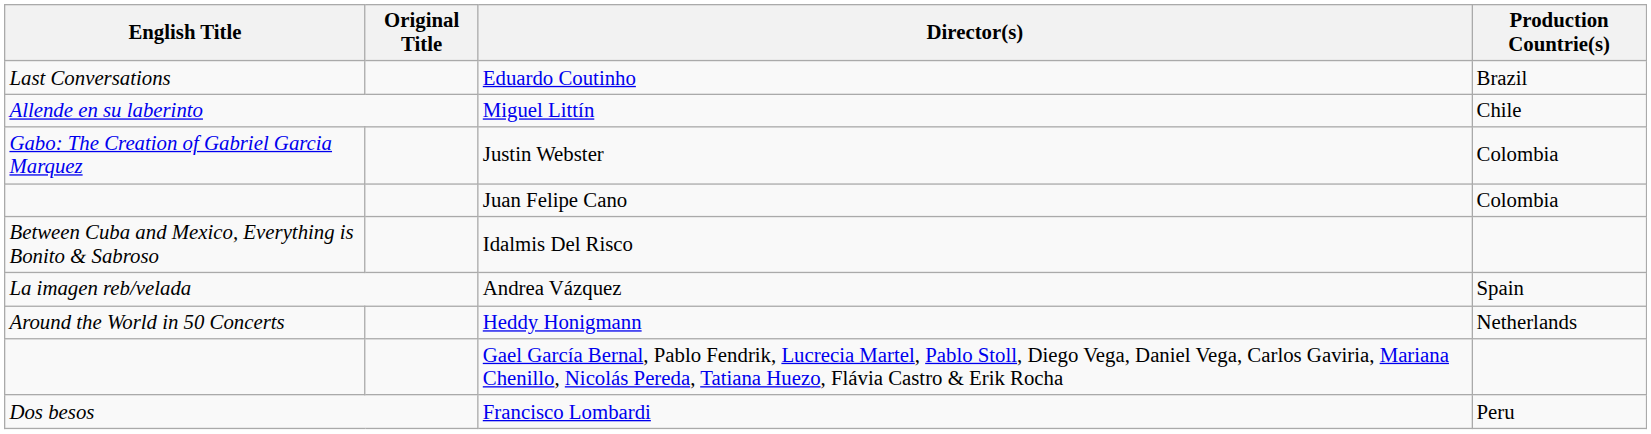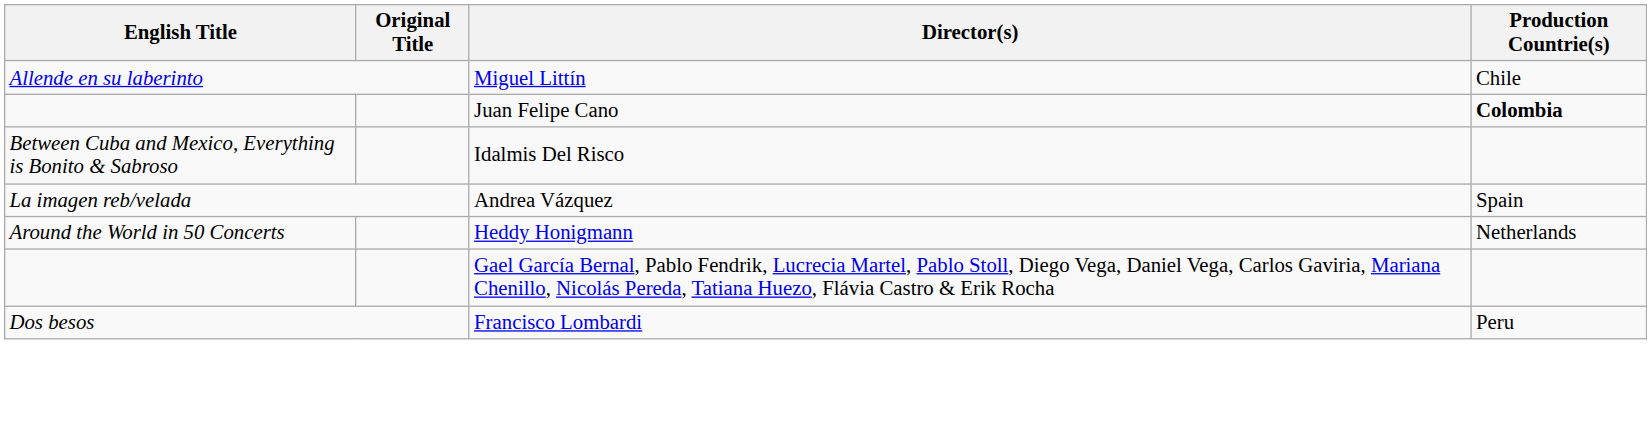- row: (559, 77)
- row: (543, 155)
(1518, 199) normal -> (1519, 110) bold
